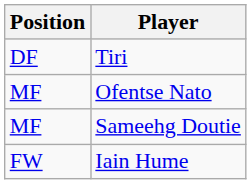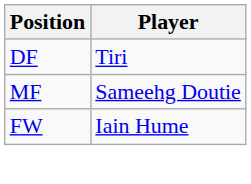- row: (153, 91)
